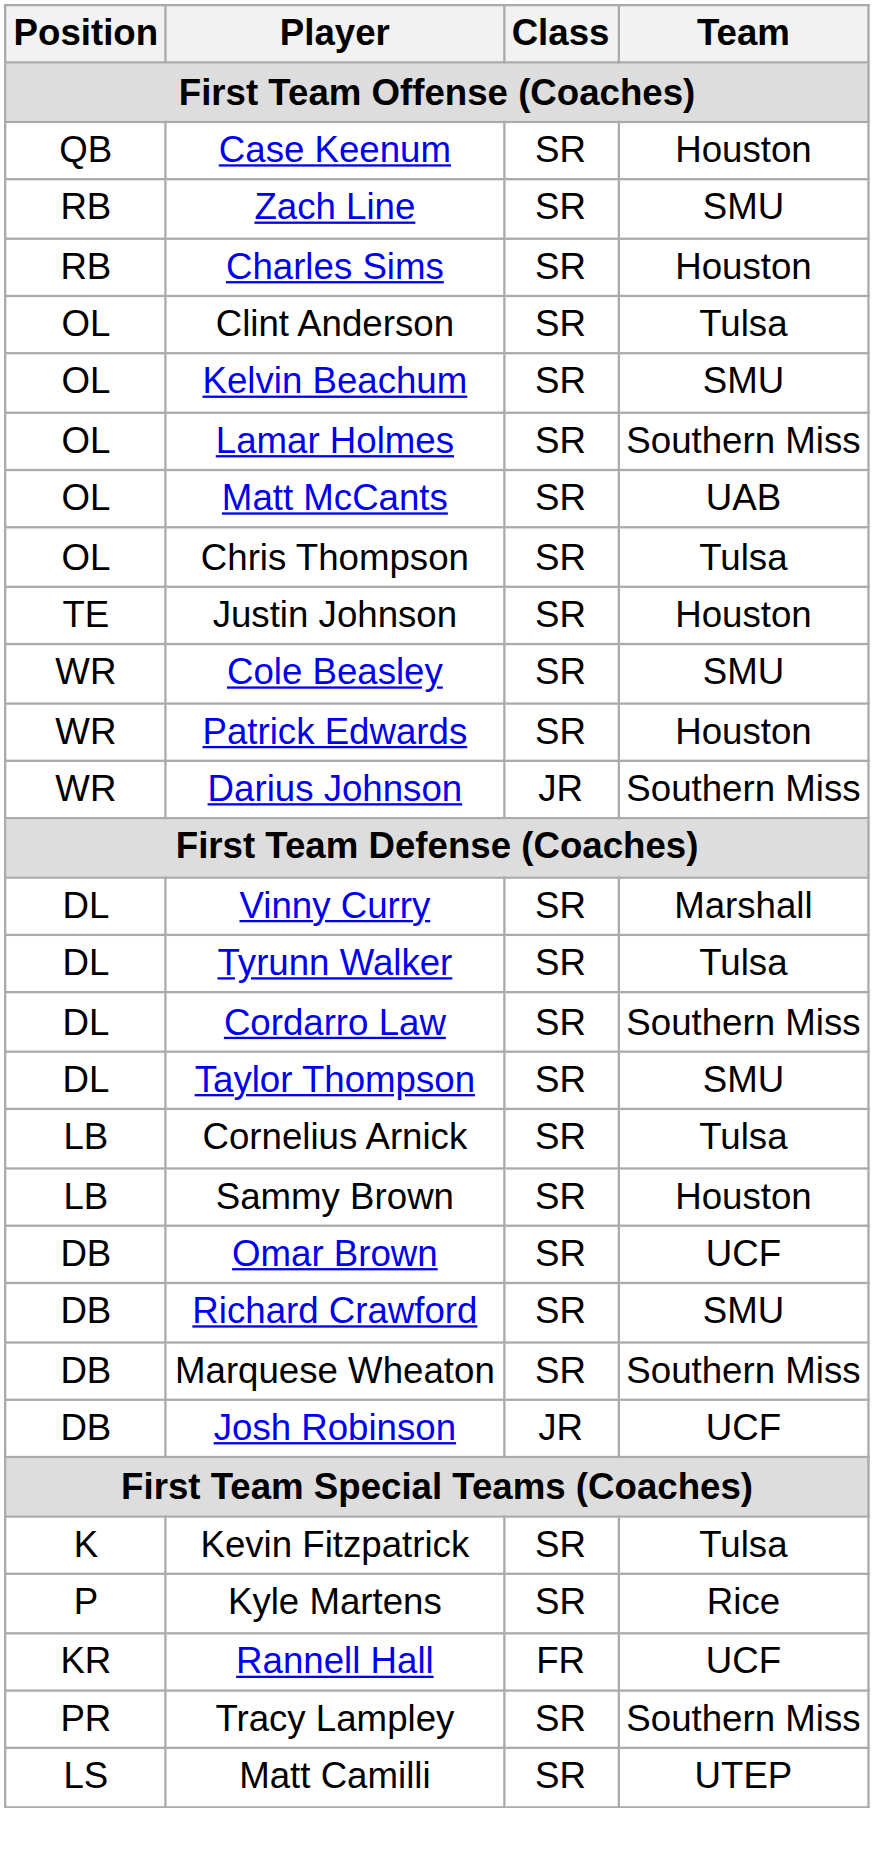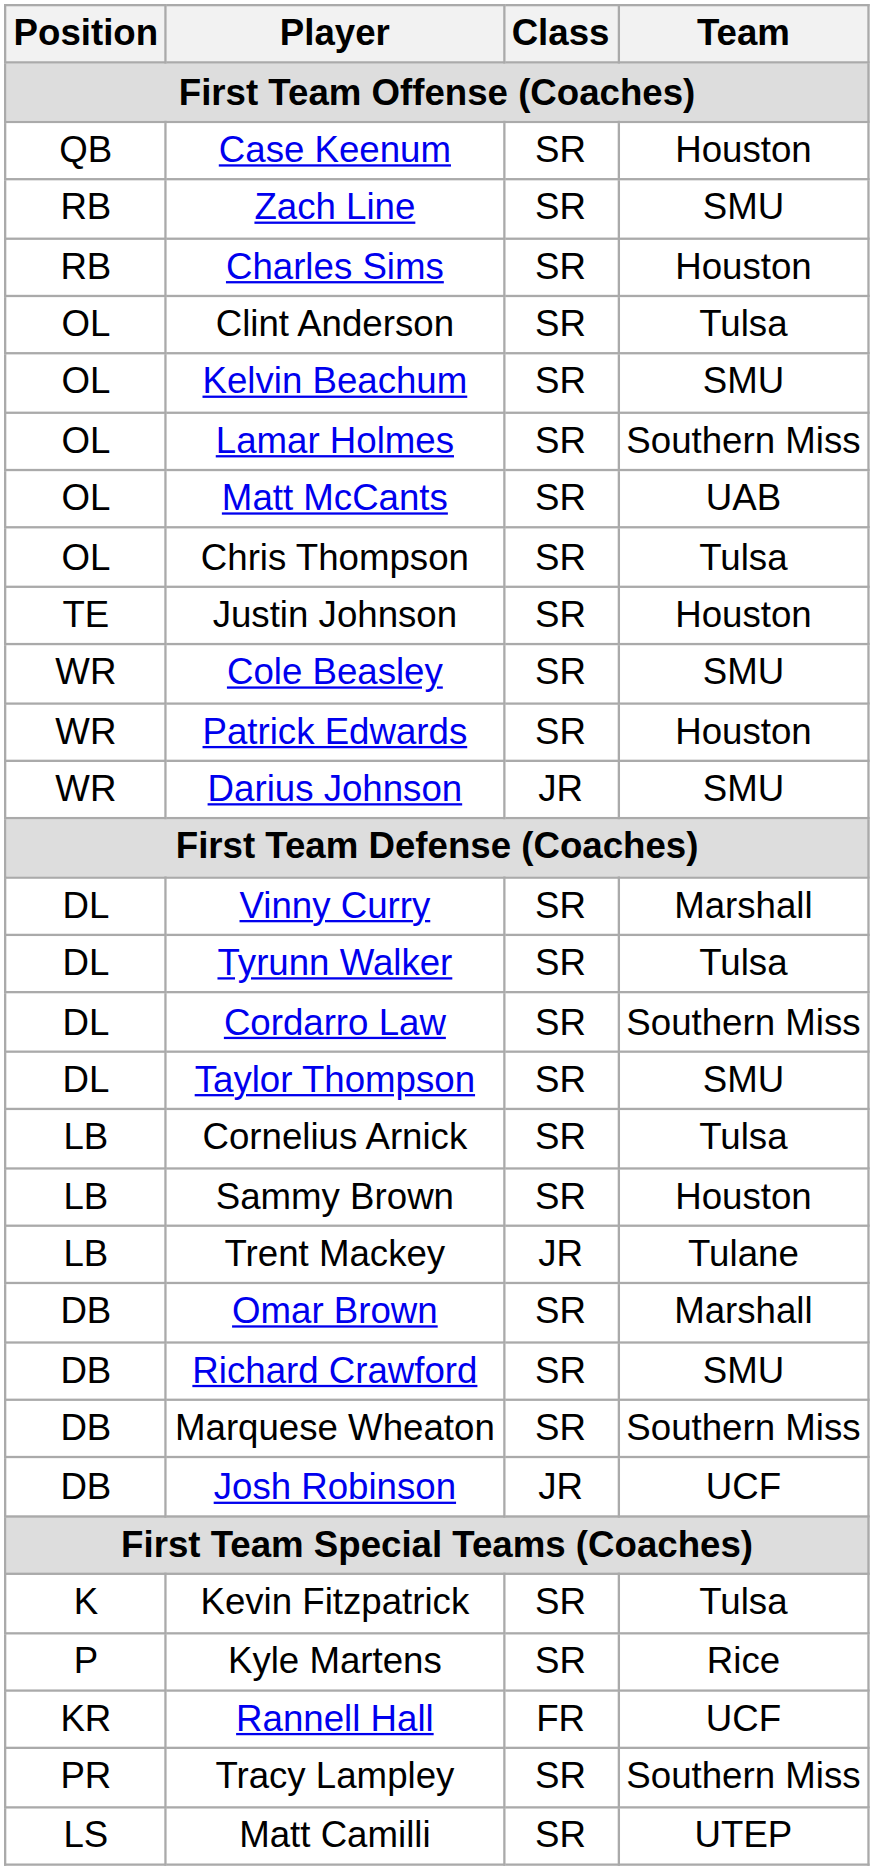(743, 788) Southern Miss -> (743, 788) SMU
+ row: (335, 1253)
(743, 1253) UCF -> (743, 1311) Marshall
